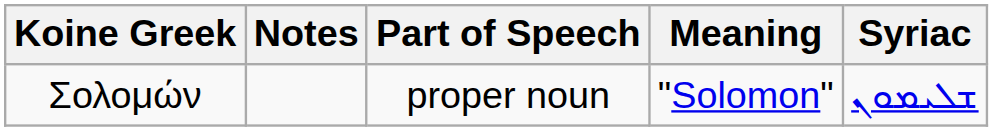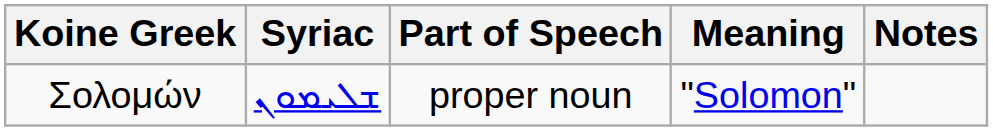columns swapped: (915, 34) <-> (306, 34)
